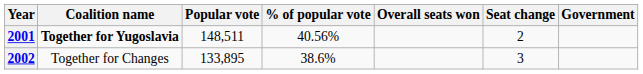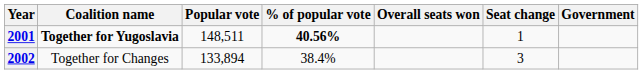(318, 36) normal -> (318, 36) bold
(521, 36) 2 -> (521, 36) 1
(222, 58) 133,895 -> (222, 58) 133,894
(318, 58) 38.6% -> (318, 58) 38.4%
